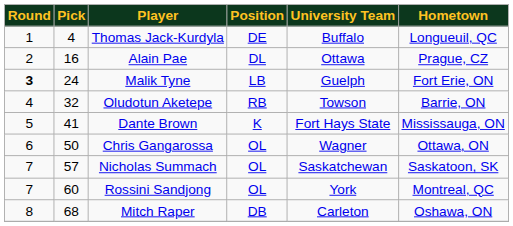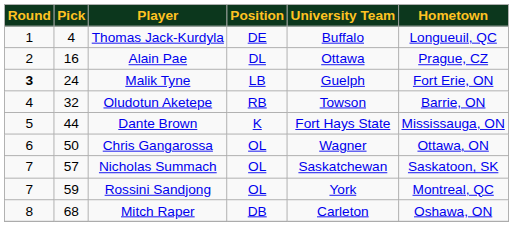(71, 124) 41 -> (71, 124) 44
(71, 189) 60 -> (71, 189) 59
